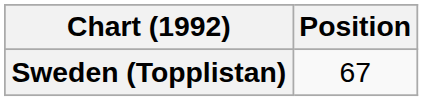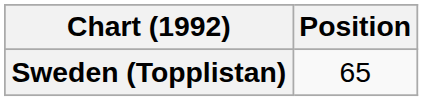(355, 71) 67 -> (355, 71) 65
